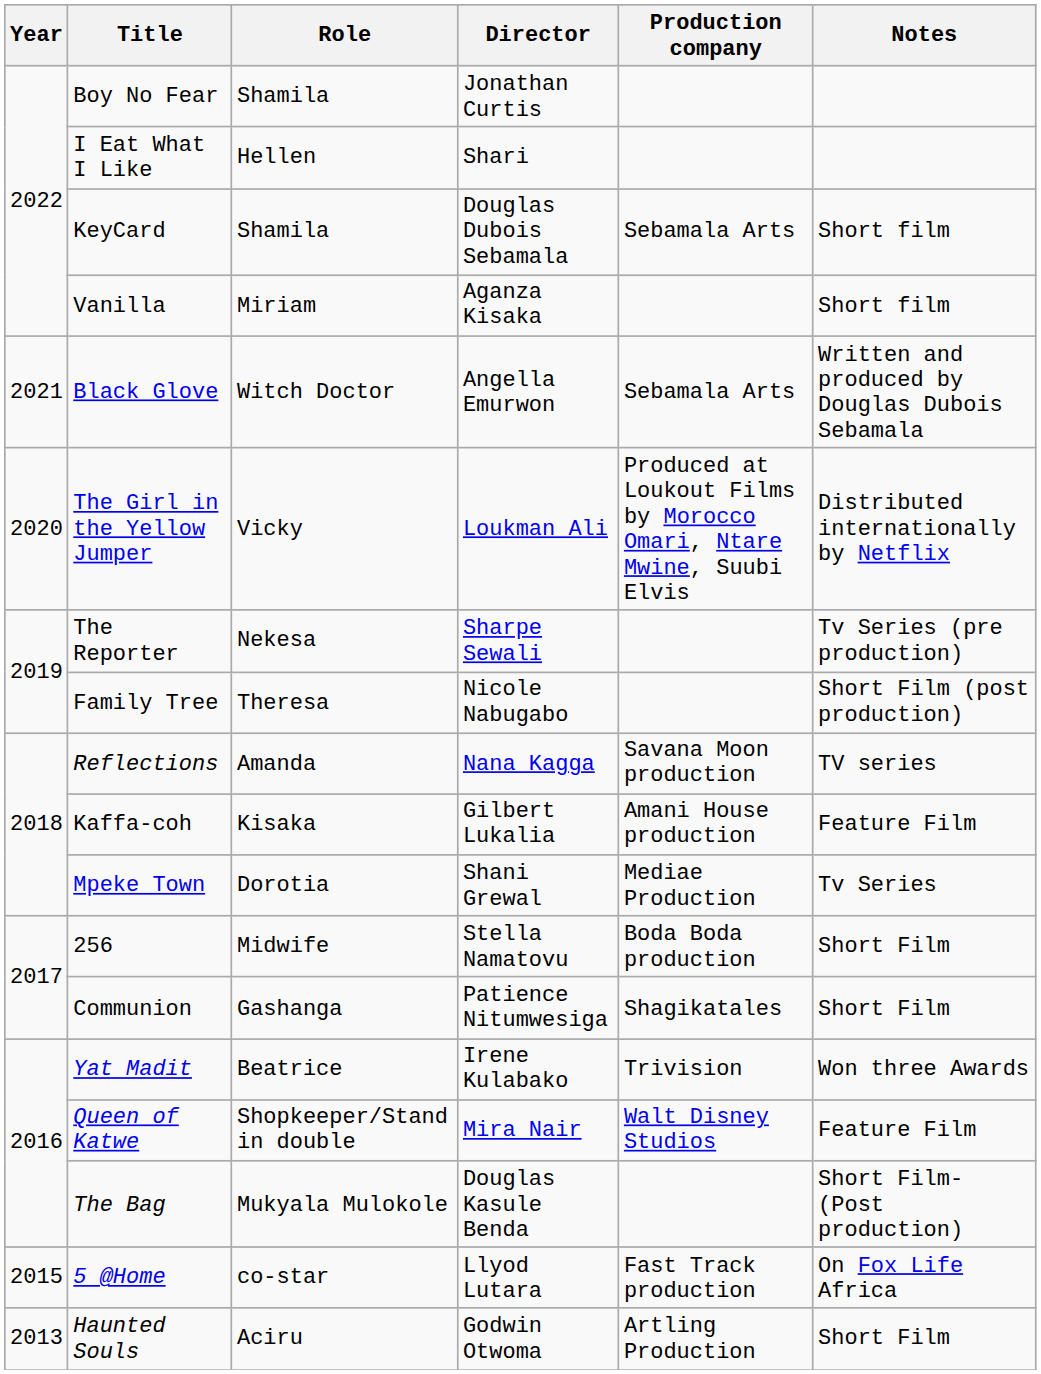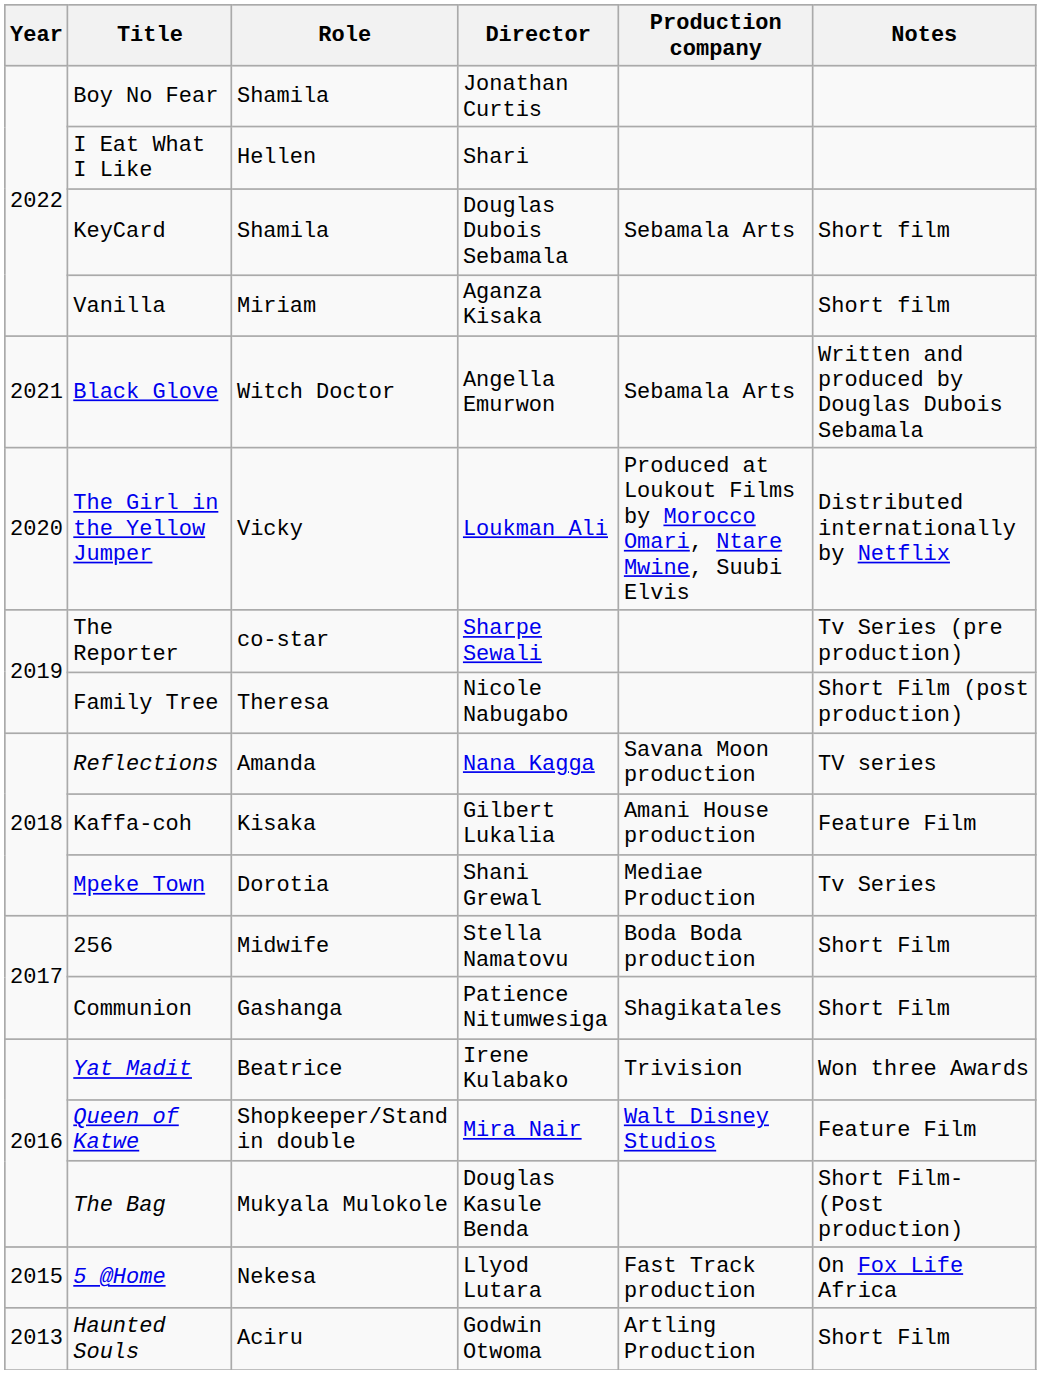(277, 641) Nekesa -> (283, 641) co-star
(283, 1278) co-star -> (277, 1278) Nekesa
